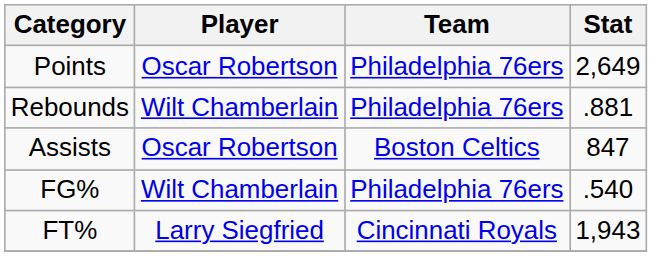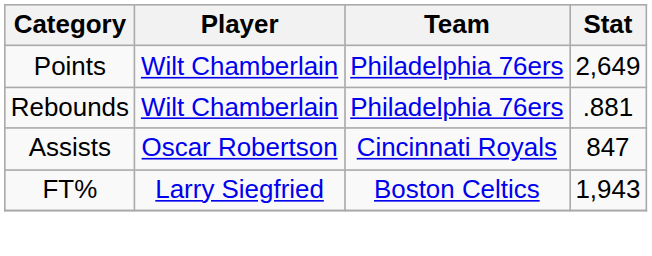(240, 66) Oscar Robertson -> (240, 66) Wilt Chamberlain
(457, 148) Boston Celtics -> (457, 148) Cincinnati Royals
- row: (70, 189)
(457, 230) Cincinnati Royals -> (457, 189) Boston Celtics
